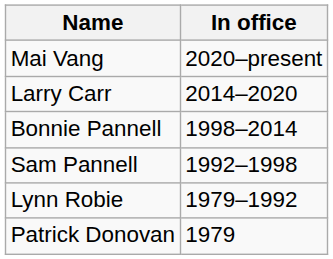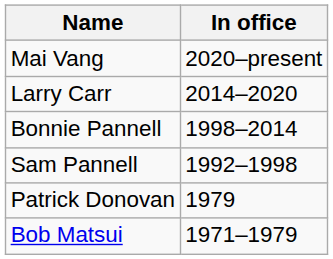- row: (67, 200)
+ row: (67, 235)
